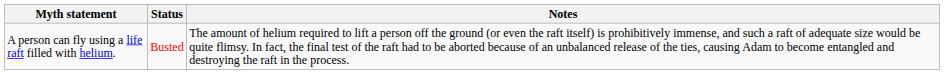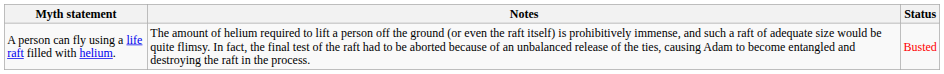columns swapped: (167, 14) <-> (563, 14)
